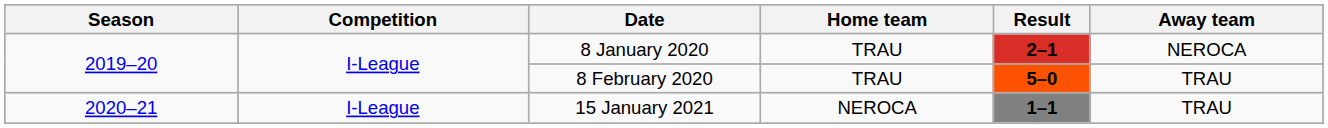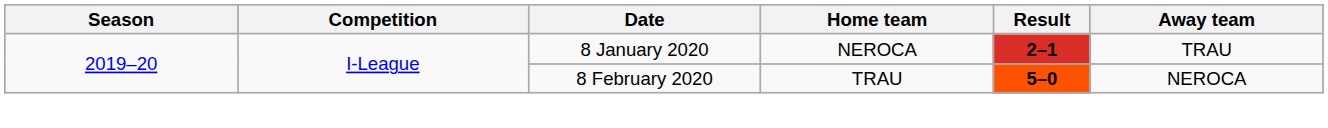(877, 49) TRAU -> (877, 49) NEROCA
(1207, 49) NEROCA -> (1207, 49) TRAU
(1207, 78) TRAU -> (1207, 78) NEROCA
- row: (645, 108)
